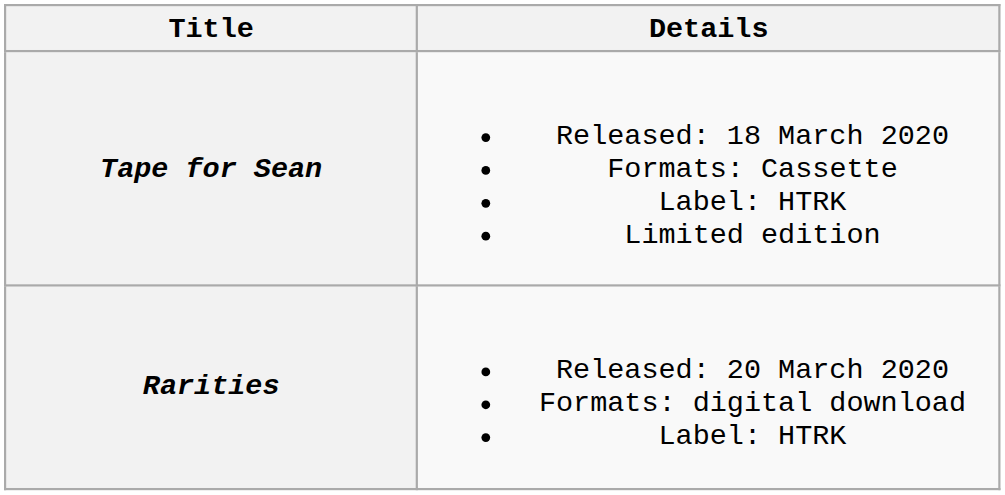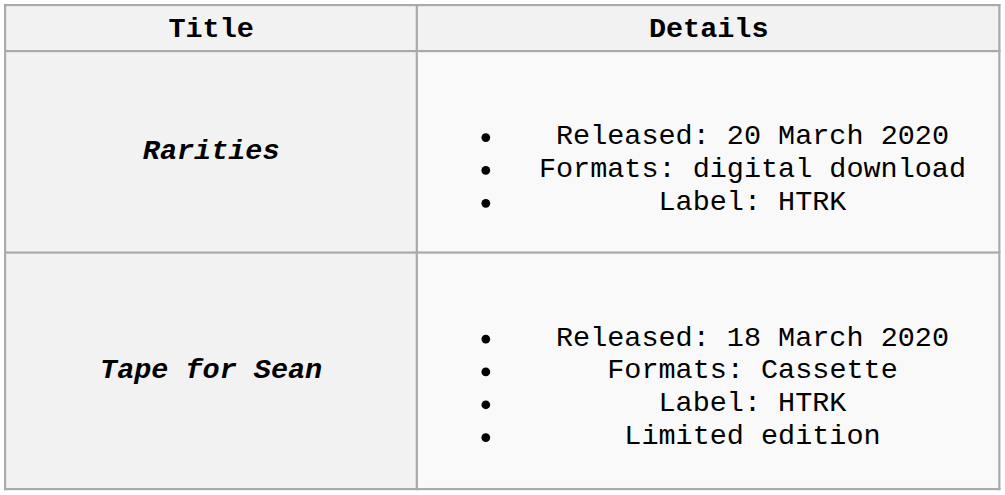rows swapped: (211, 169) <-> (211, 387)
